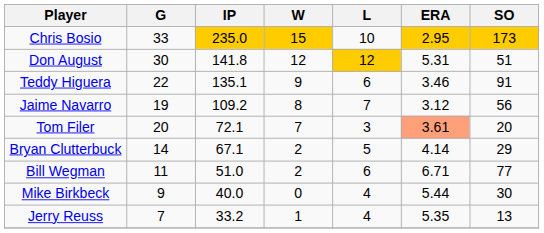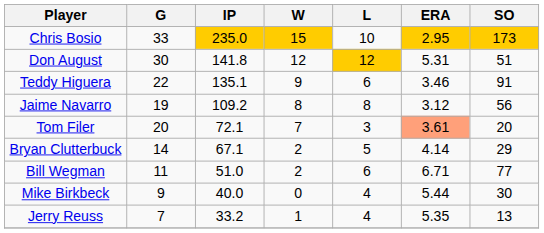(367, 104) 7 -> (367, 104) 8
